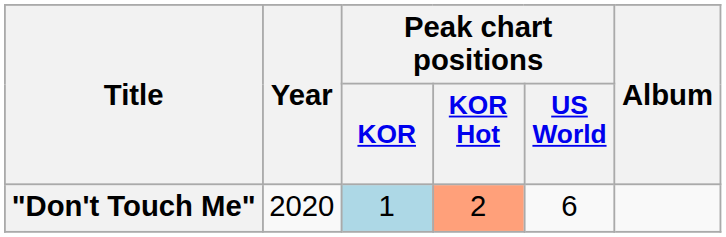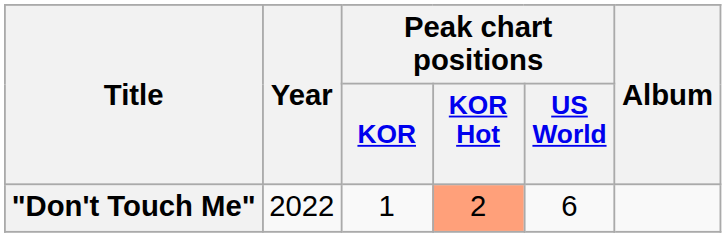(302, 207) 2020 -> (302, 207) 2022
(387, 207) lightblue background -> (387, 207) no background
